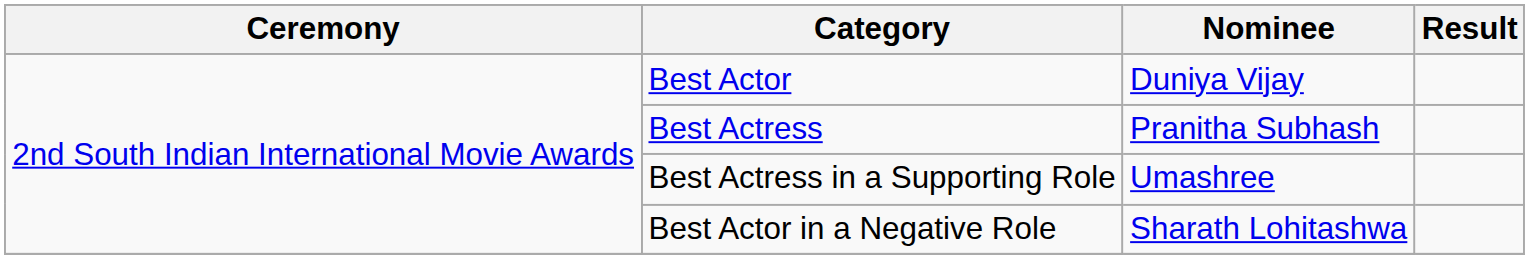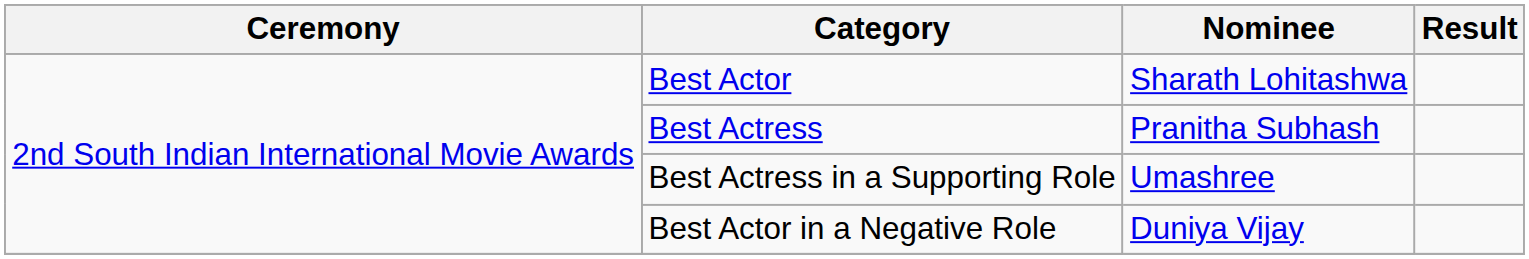(1217, 79) Duniya Vijay -> (1269, 79) Sharath Lohitashwa
(1269, 228) Sharath Lohitashwa -> (1217, 228) Duniya Vijay
